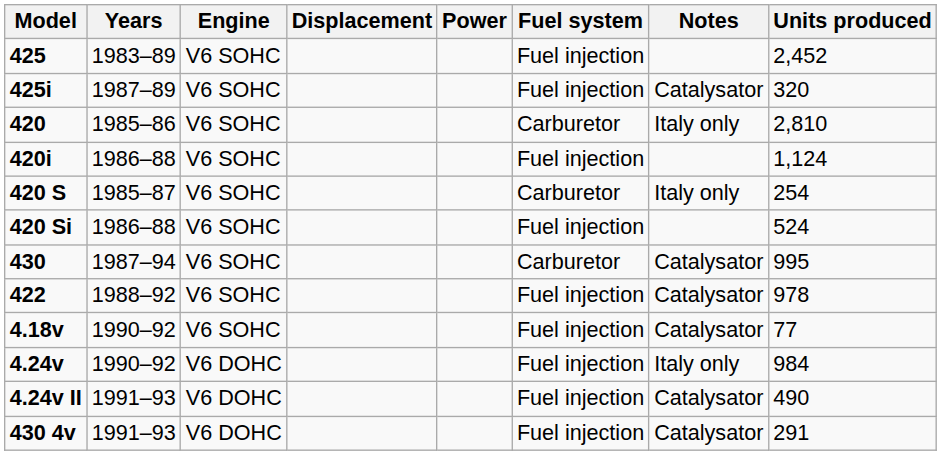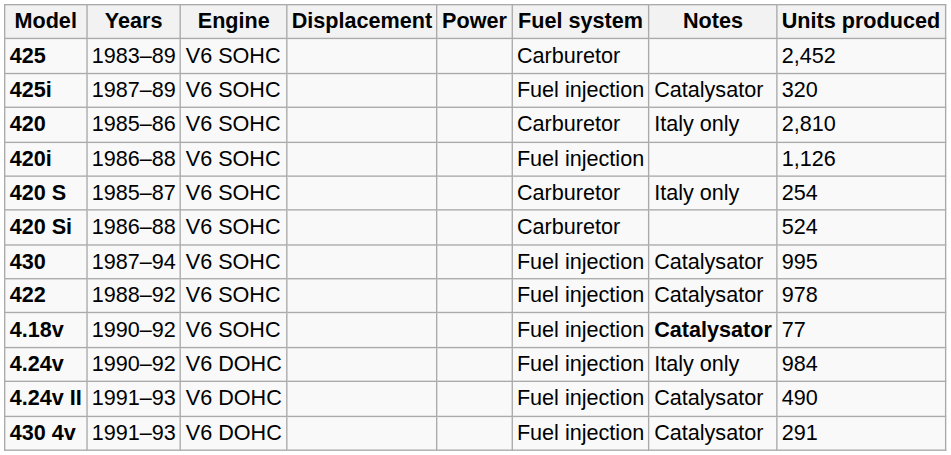(581, 55) Fuel injection -> (569, 55) Carburetor
(800, 158) 1,124 -> (809, 158) 1,126
(581, 227) Fuel injection -> (569, 227) Carburetor
(569, 261) Carburetor -> (581, 261) Fuel injection
(709, 329) normal -> (713, 329) bold
